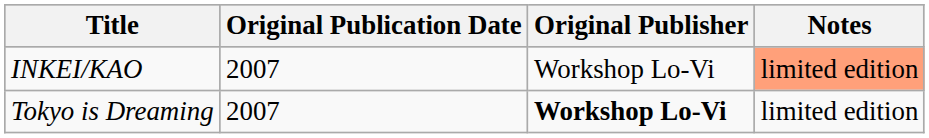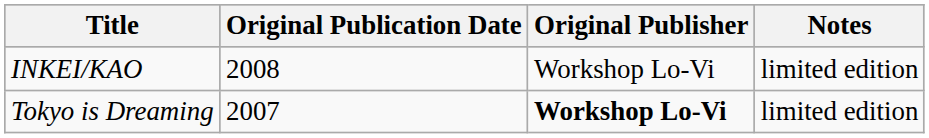(253, 68) 2007 -> (253, 68) 2008
(840, 68) lightsalmon background -> (840, 68) no background
